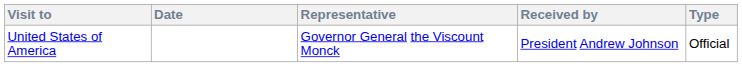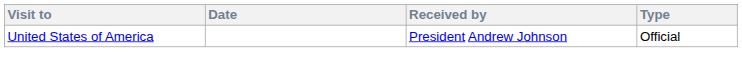- column: (348, 15)
